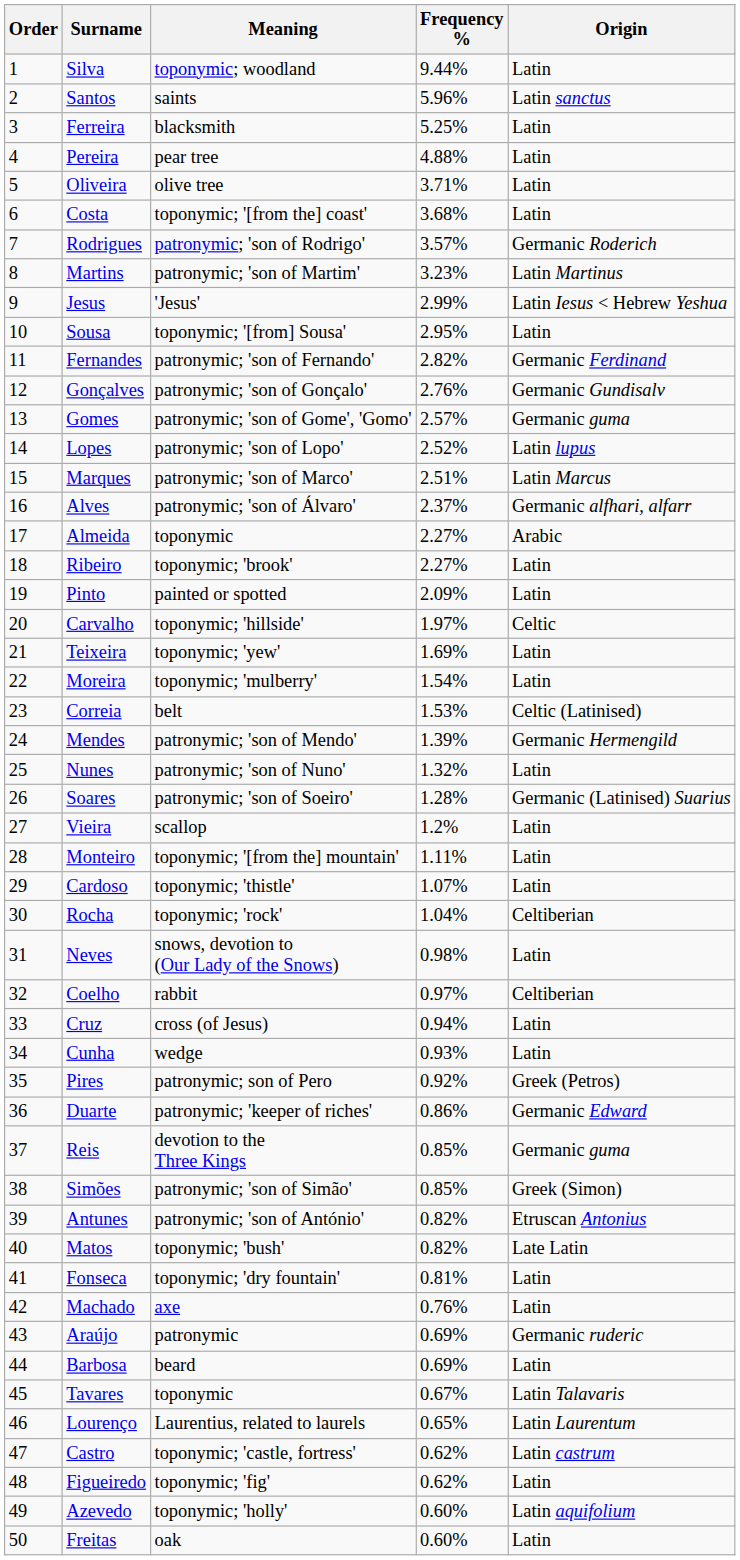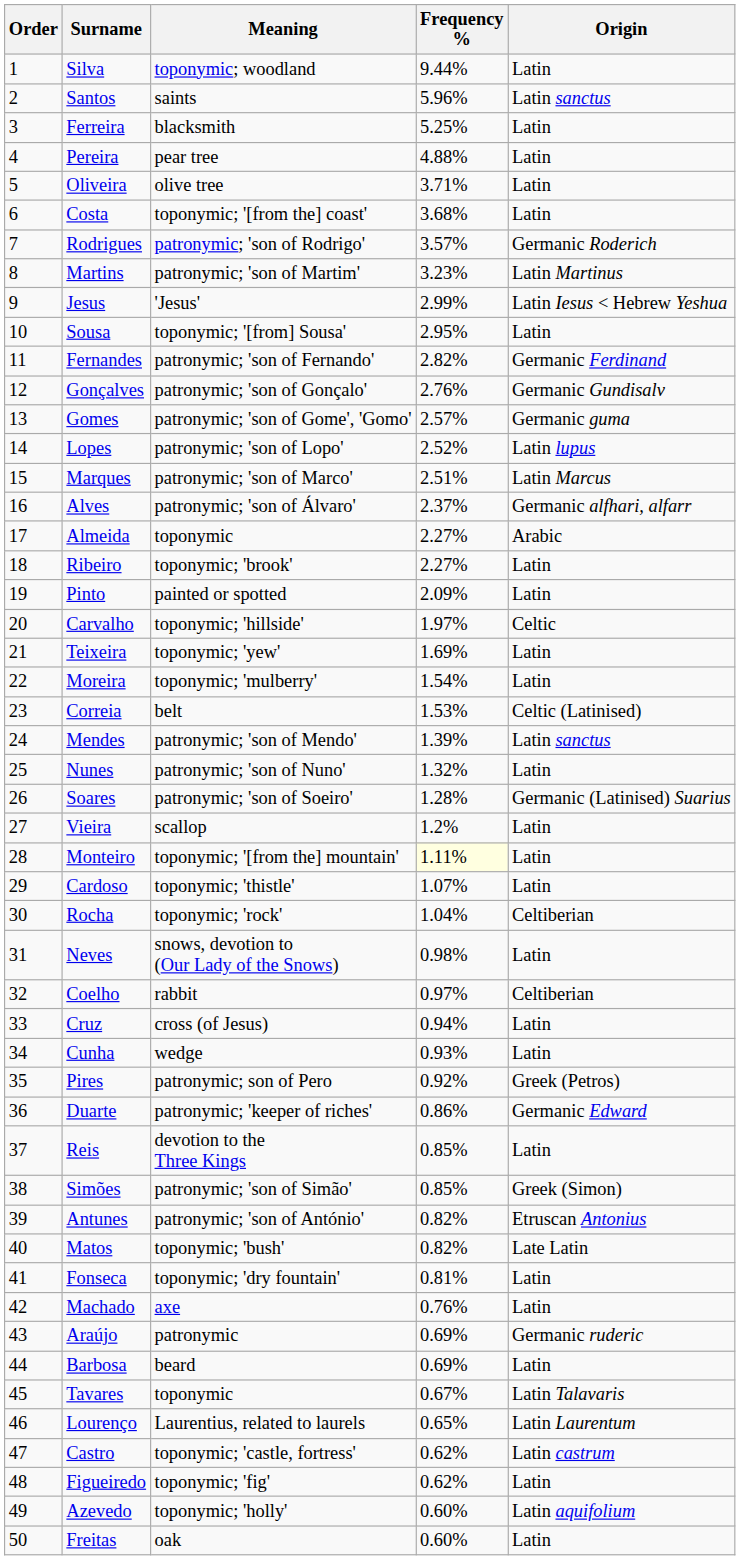(595, 740) Germanic Hermengild -> (561, 740) Latin sanctus
(443, 856) no background -> (443, 856) lightyellow background
(571, 1150) Germanic guma -> (531, 1150) Latin
